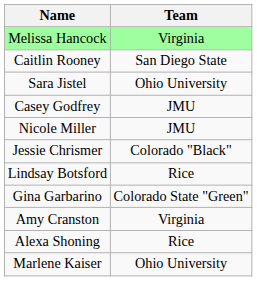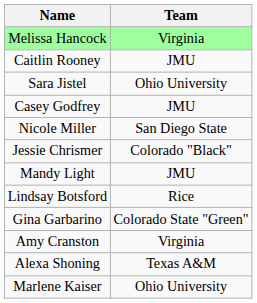(181, 60) San Diego State -> (181, 60) JMU
(181, 128) JMU -> (181, 128) San Diego State
+ row: (57, 173)
(181, 241) Rice -> (181, 264) Texas A&M
